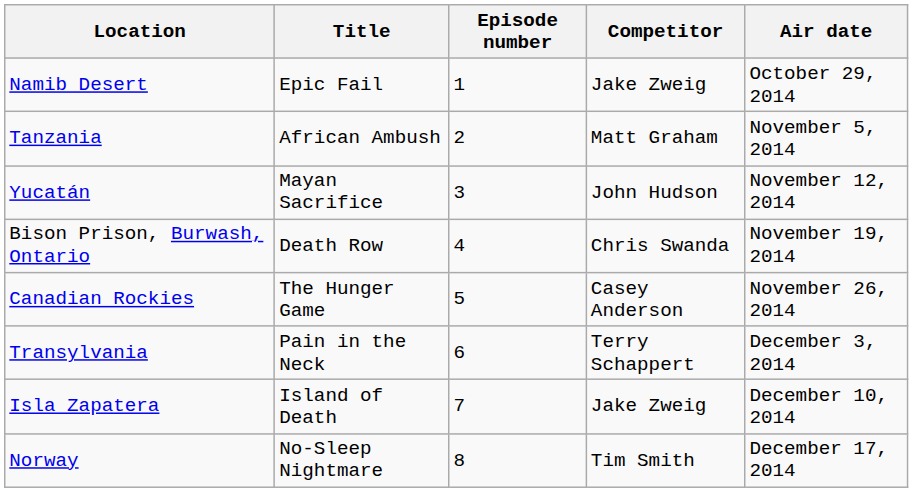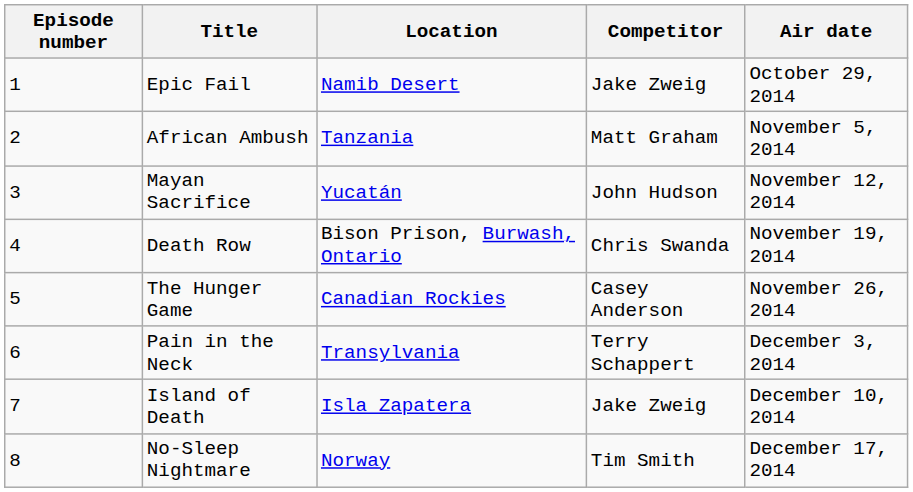columns swapped: (518, 32) <-> (140, 32)
